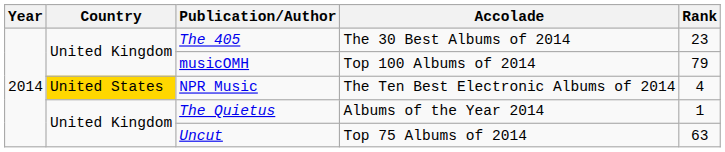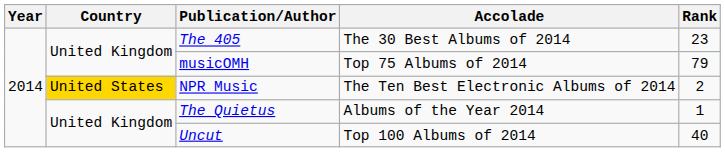(440, 64) Top 100 Albums of 2014 -> (435, 64) Top 75 Albums of 2014
(700, 88) 4 -> (700, 88) 2
(435, 135) Top 75 Albums of 2014 -> (440, 135) Top 100 Albums of 2014
(700, 135) 63 -> (700, 135) 40
